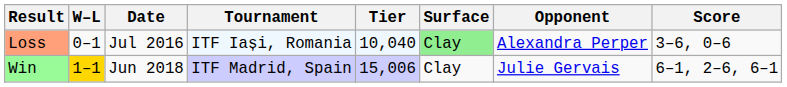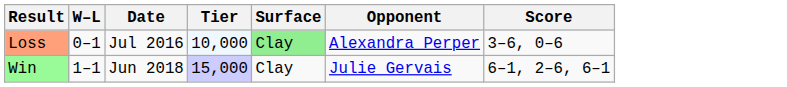- column: (272, 17)
(388, 43) 10,040 -> (220, 43) 10,000
(87, 69) gold background -> (87, 69) no background
(388, 69) 15,006 -> (220, 69) 15,000
